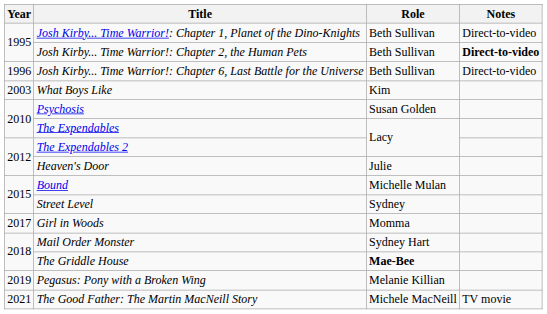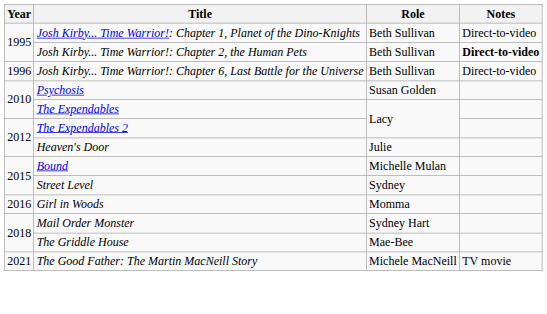- row: (74, 90)
(19, 223) 2017 -> (19, 204) 2016
(392, 261) bold -> (391, 242) normal
- row: (121, 280)
